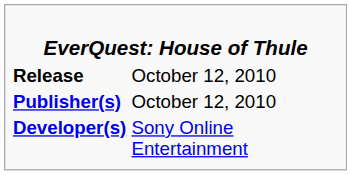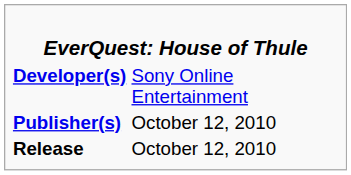rows swapped: (70, 127) <-> (48, 75)
